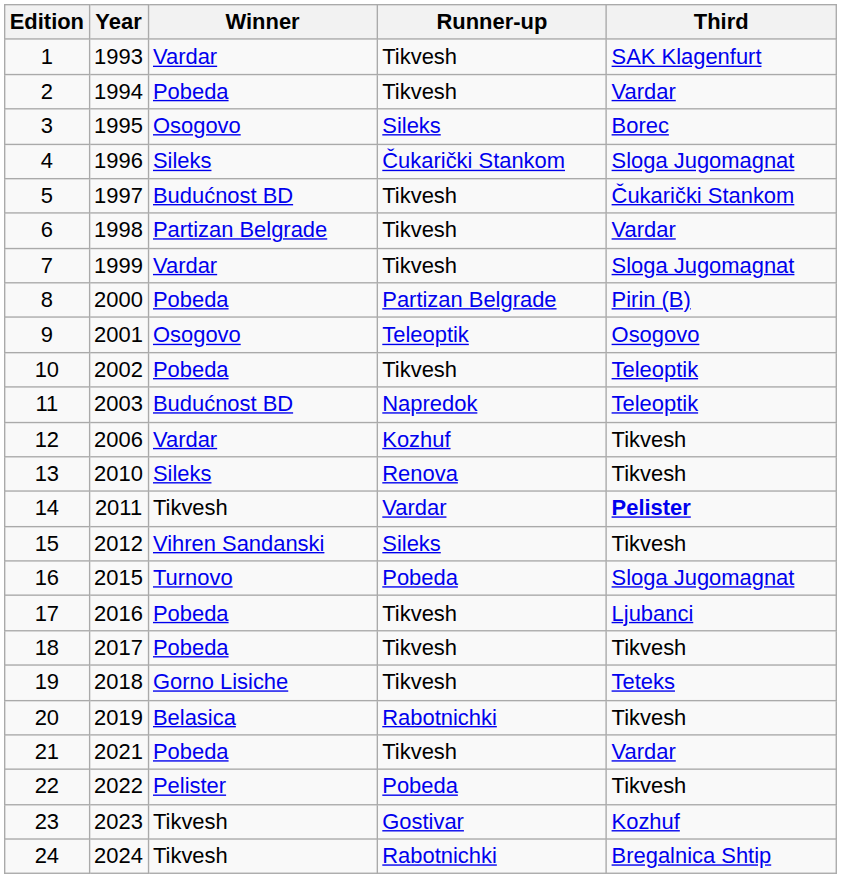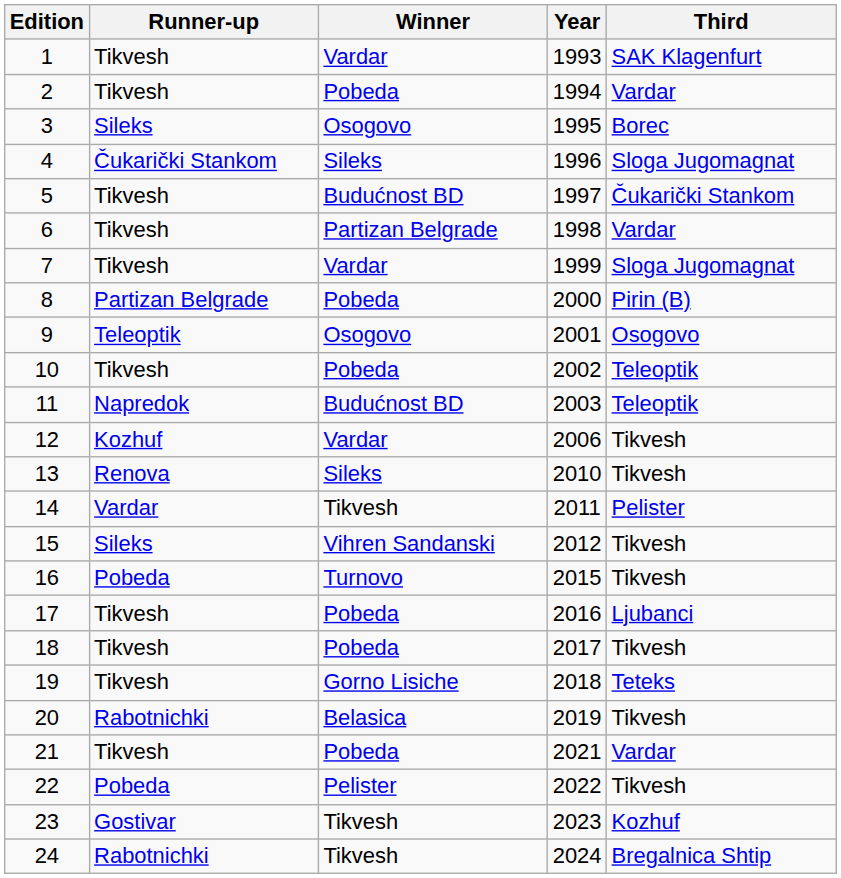columns swapped: (119, 21) <-> (492, 21)
(651, 508) bold -> (648, 508) normal
(703, 578) Sloga Jugomagnat -> (649, 578) Tikvesh
